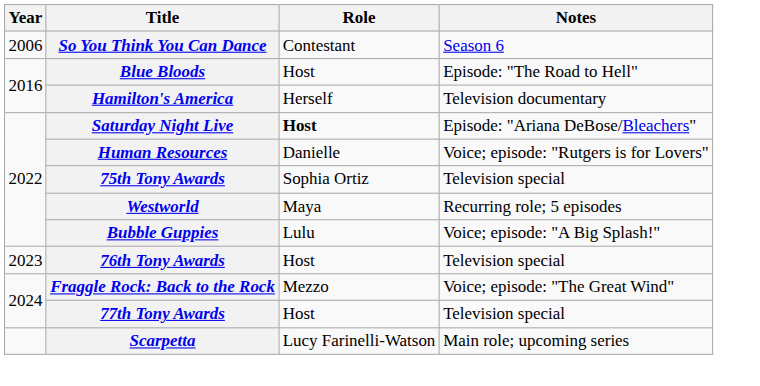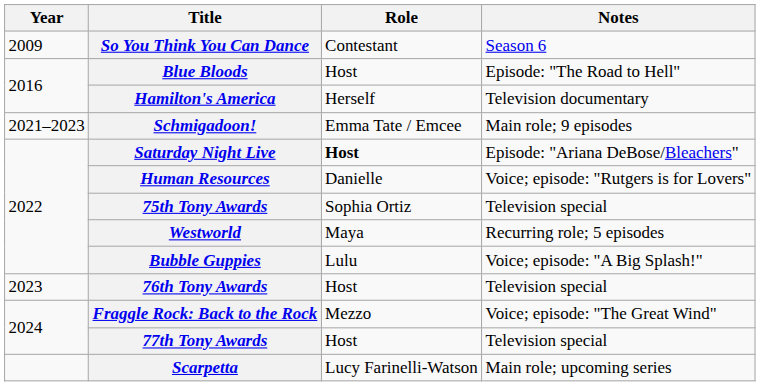(25, 44) 2006 -> (25, 44) 2009
+ row: (205, 125)
